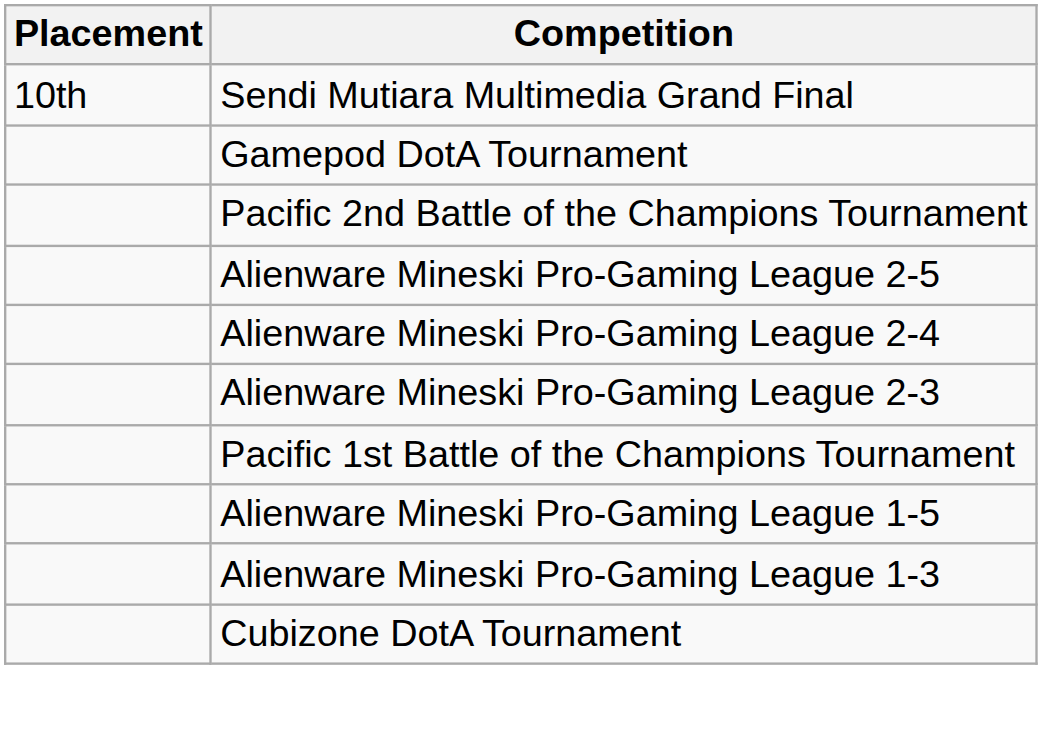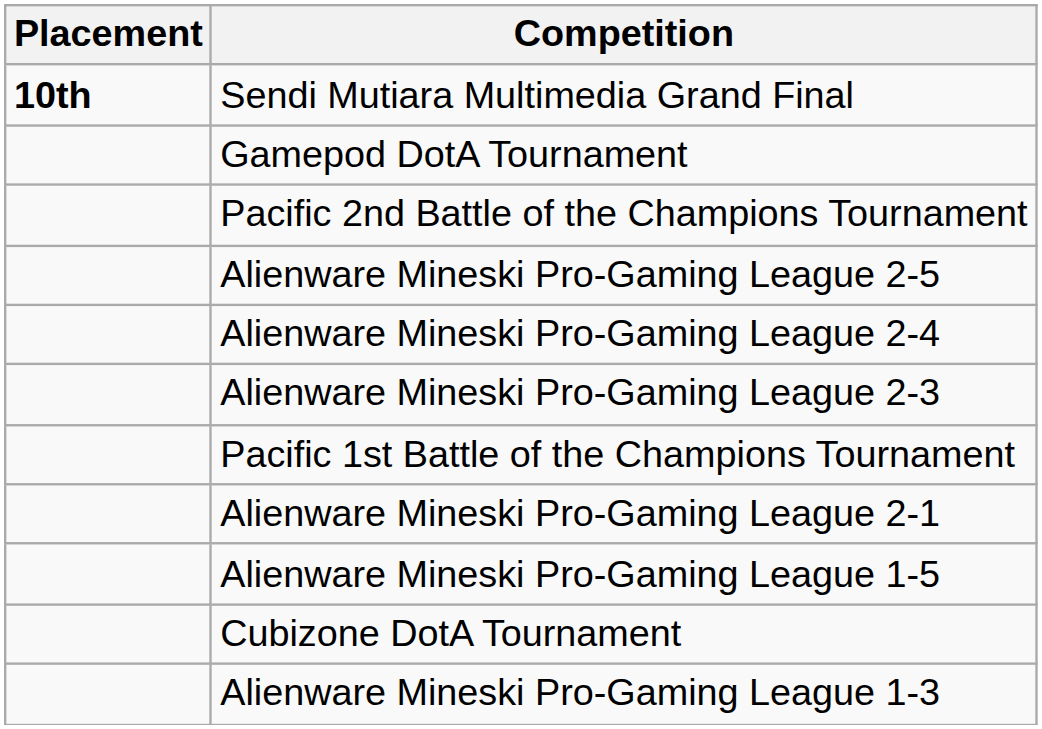(51, 94) normal -> (53, 94) bold
+ row: (580, 513)
rows swapped: (580, 573) <-> (451, 633)
